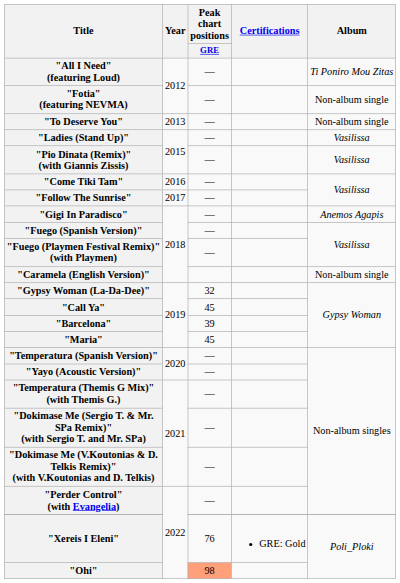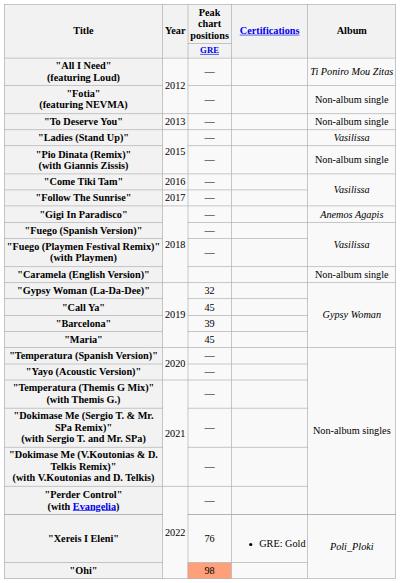(352, 160) Vasilissa -> (352, 160) Non-album single
